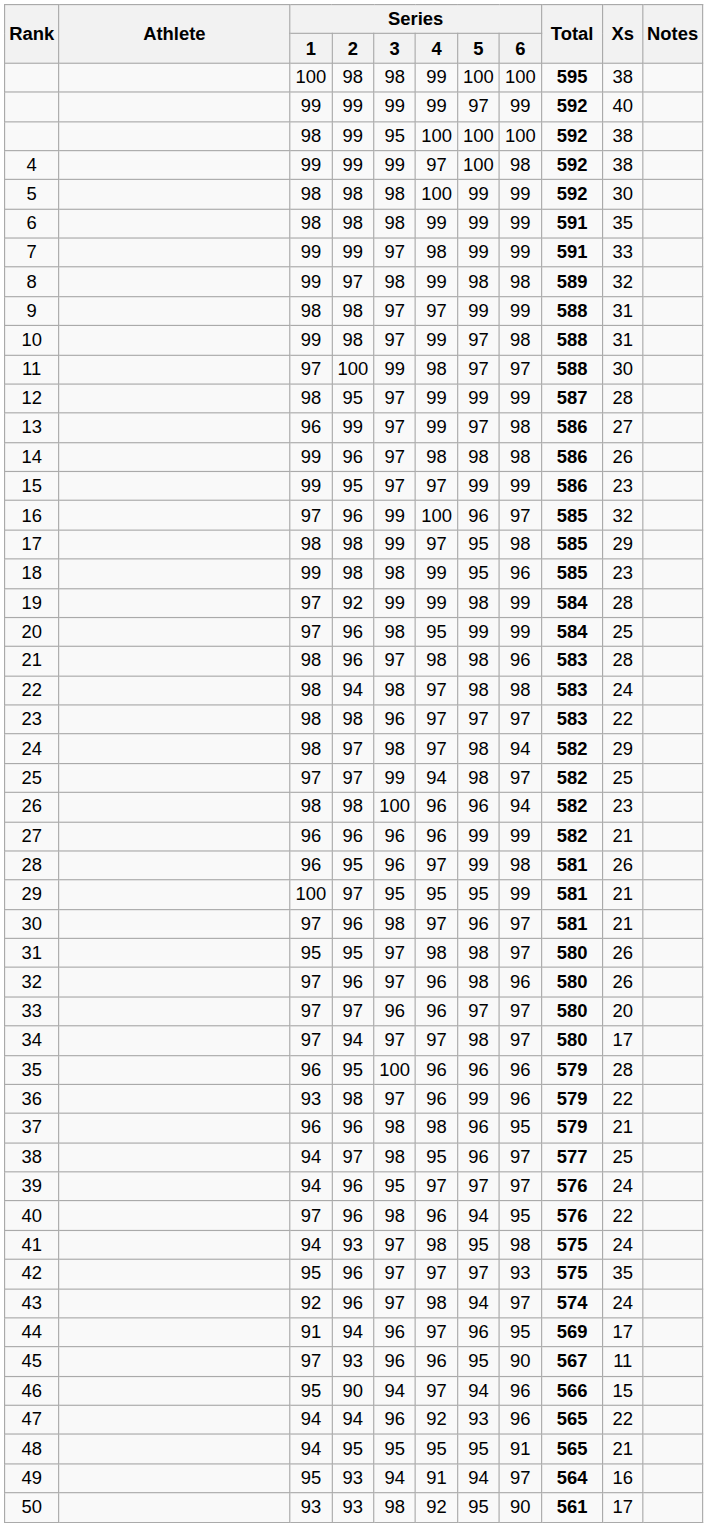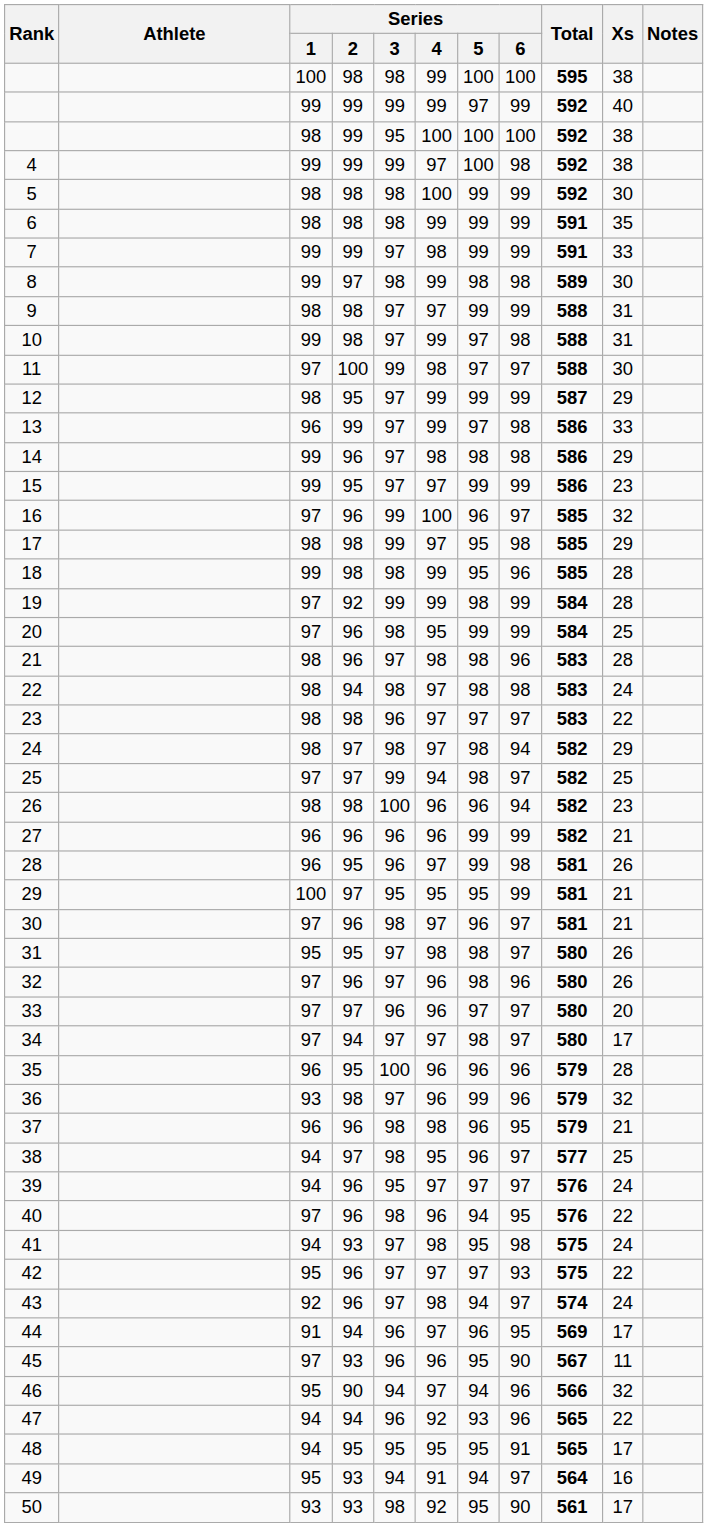(623, 281) 32 -> (623, 281) 30
(623, 398) 28 -> (623, 398) 29
(623, 427) 27 -> (623, 427) 33
(623, 456) 26 -> (623, 456) 29
(623, 573) 23 -> (623, 573) 28
(623, 1098) 22 -> (623, 1098) 32
(623, 1273) 35 -> (623, 1273) 22
(623, 1390) 15 -> (623, 1390) 32
(623, 1448) 21 -> (623, 1448) 17
